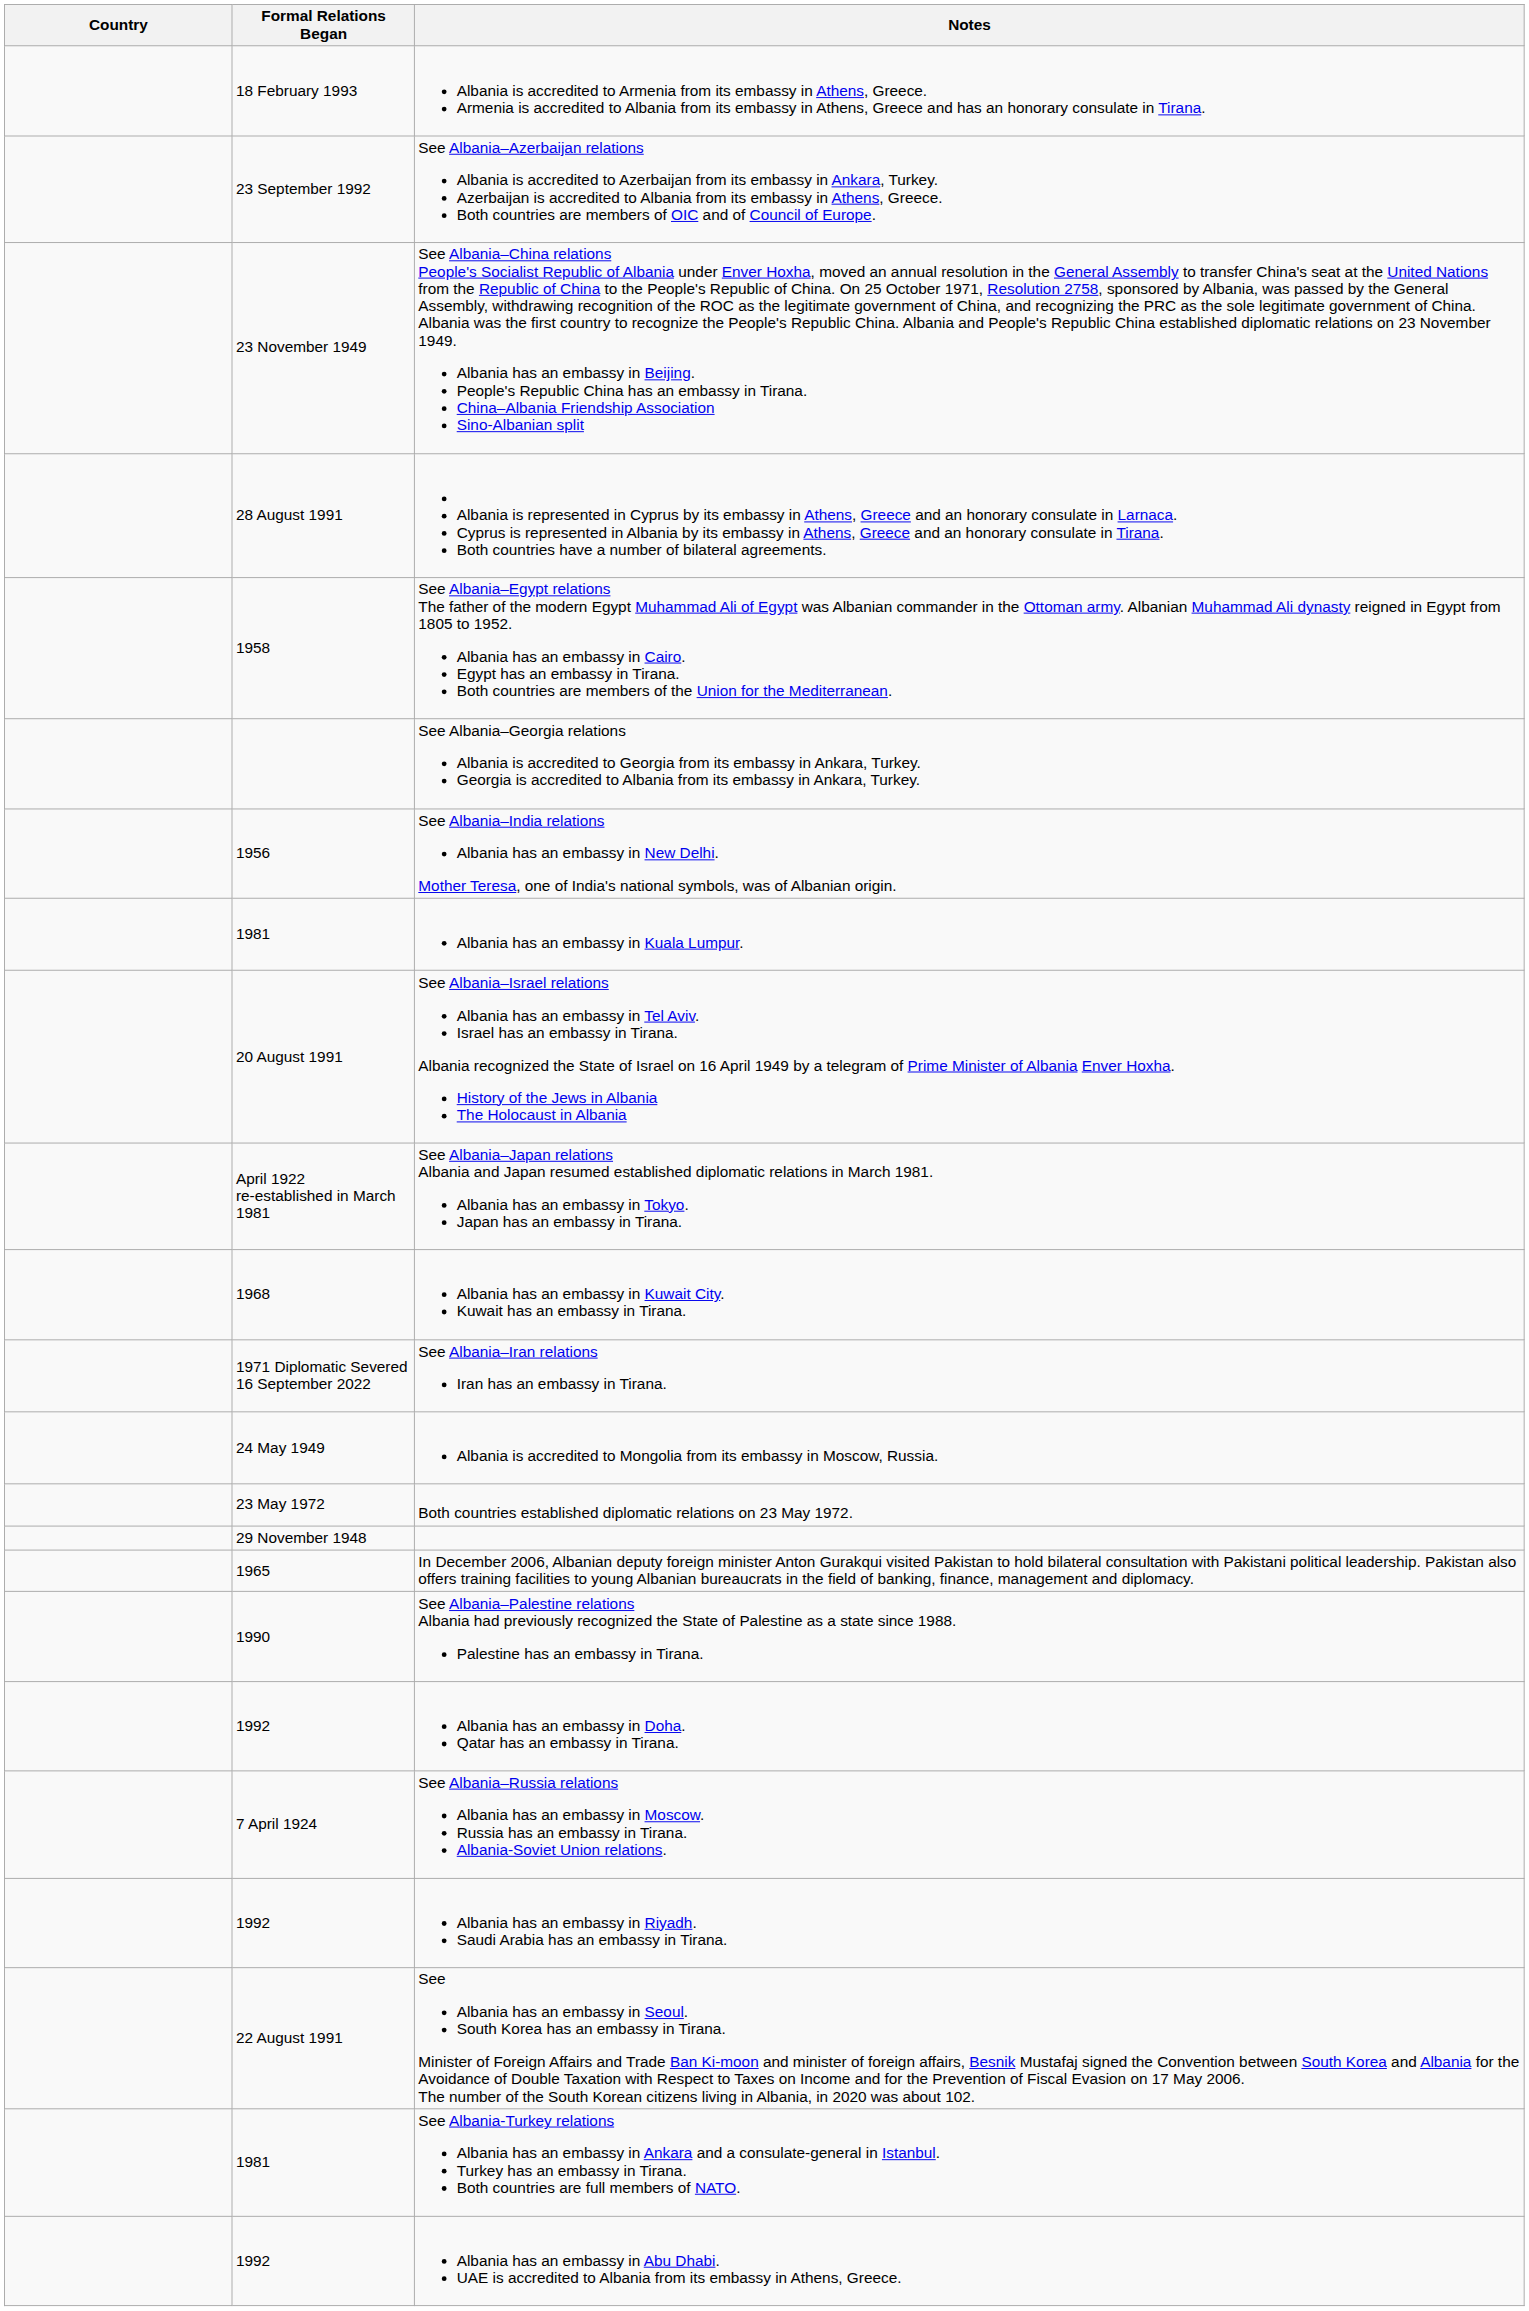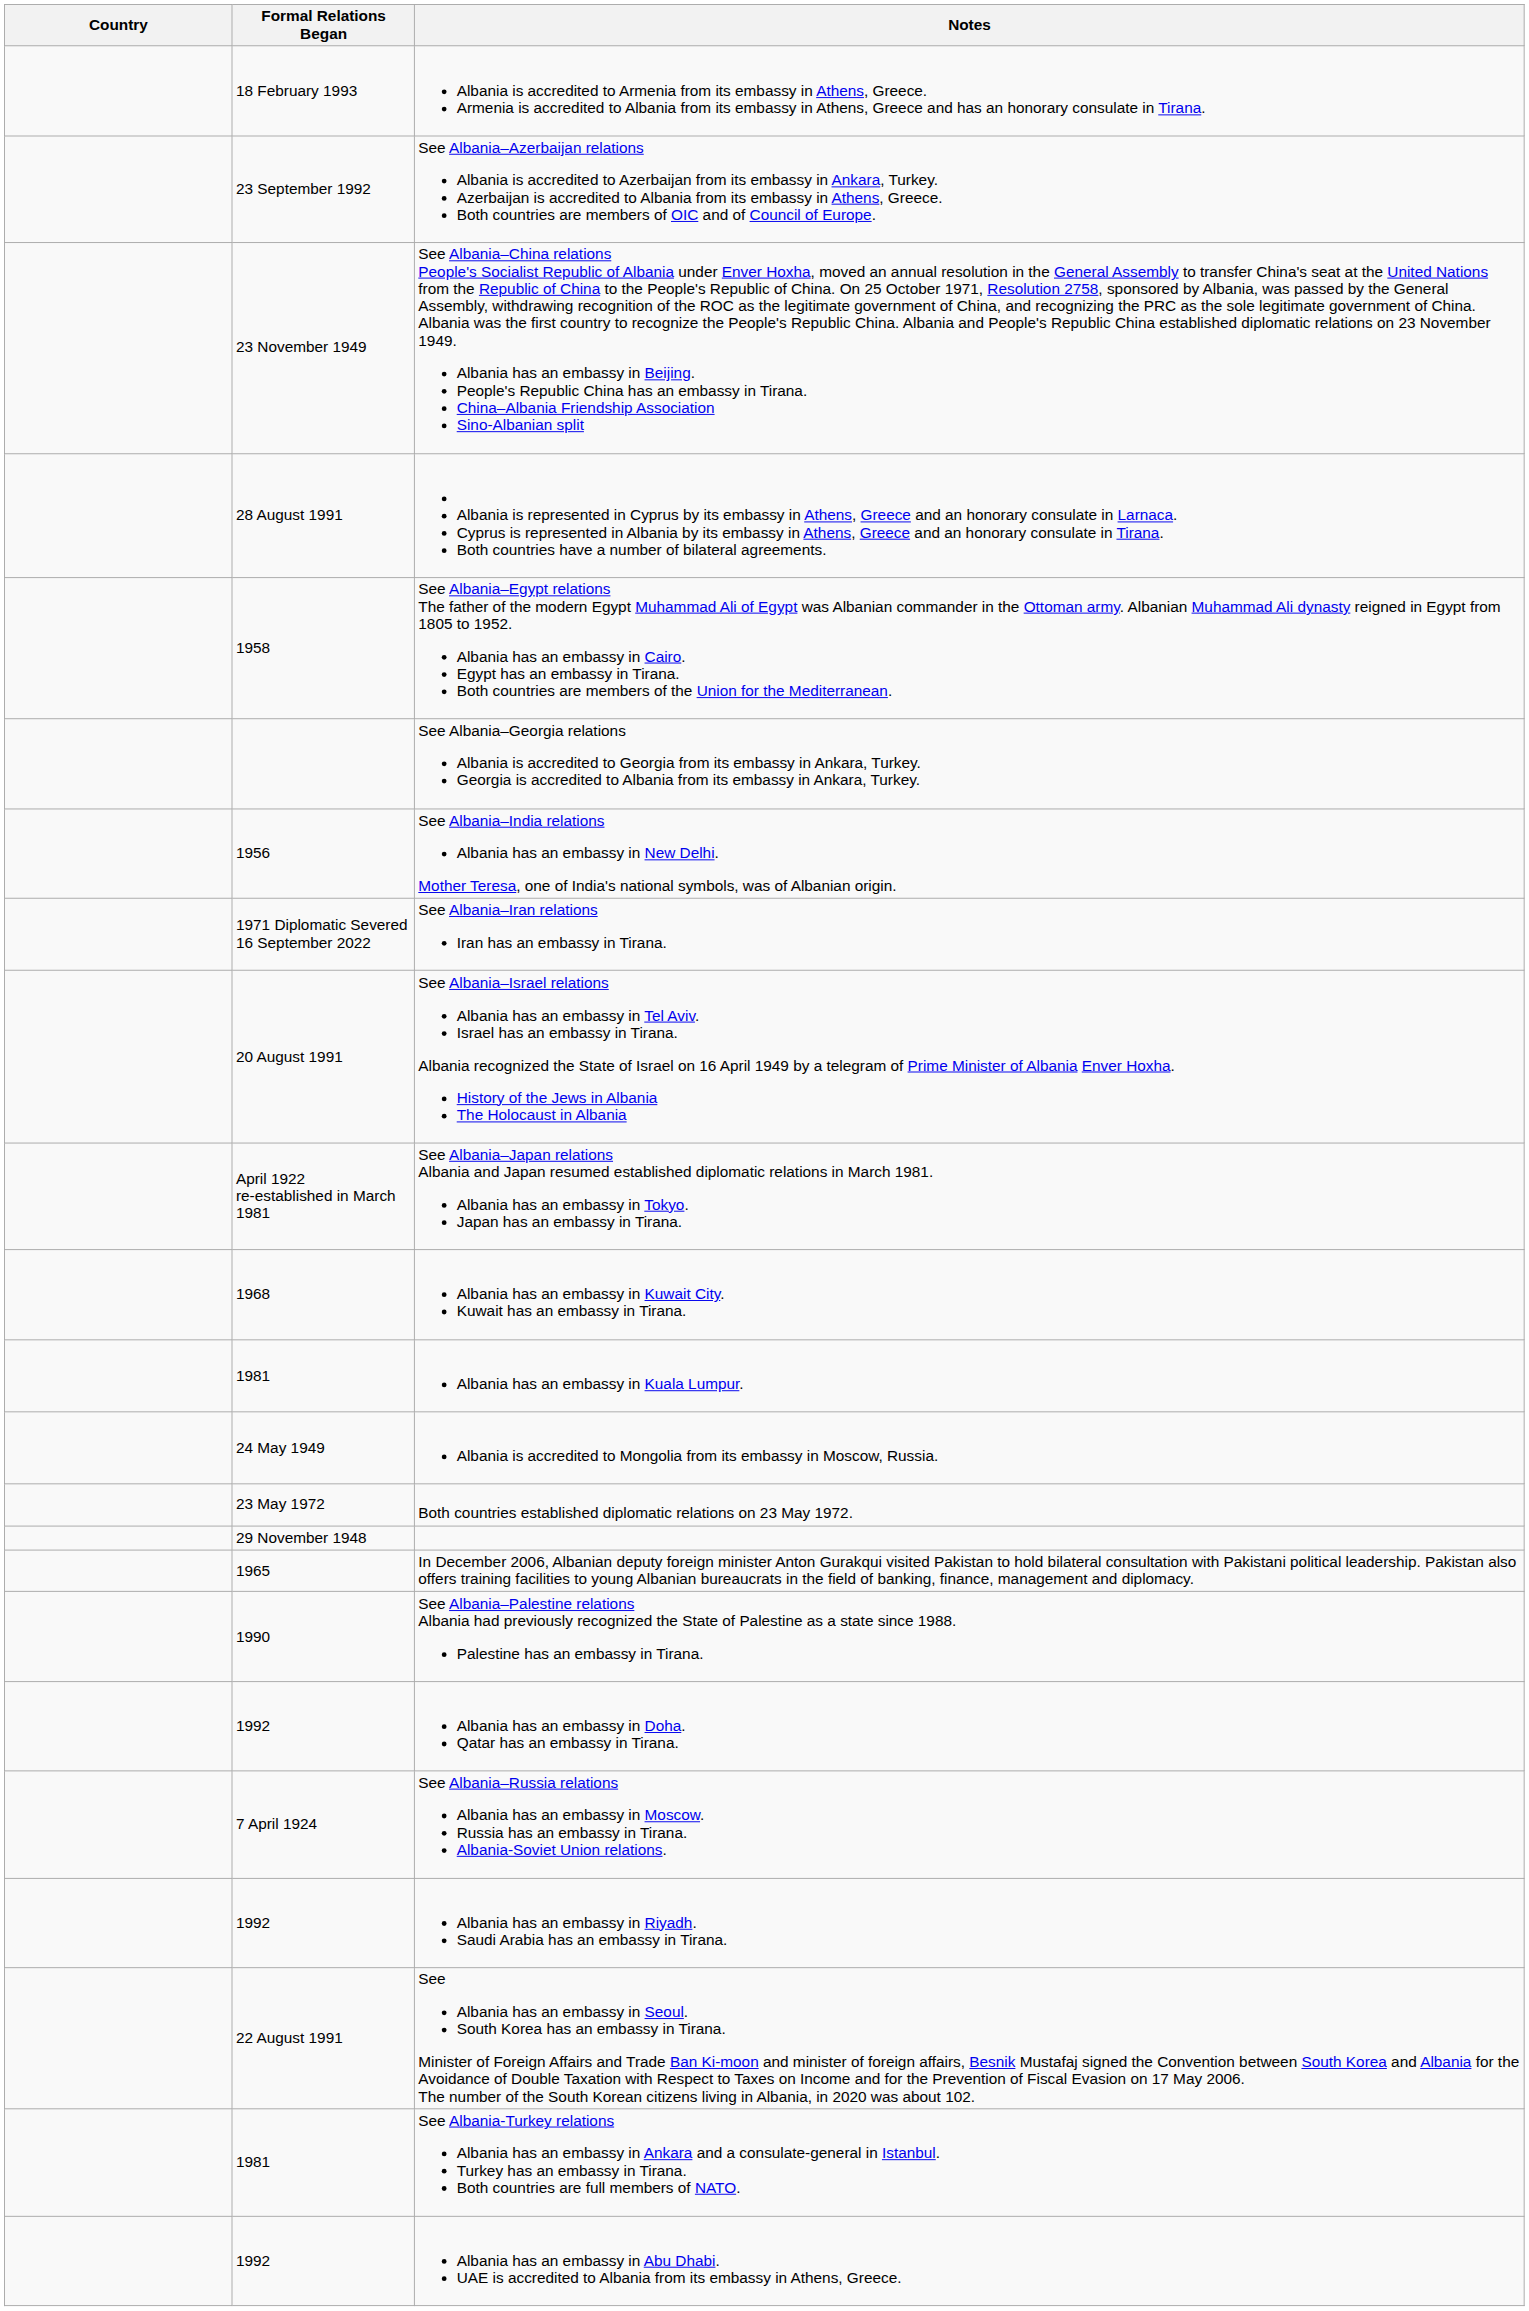rows swapped: (969, 1368) <-> (969, 943)
